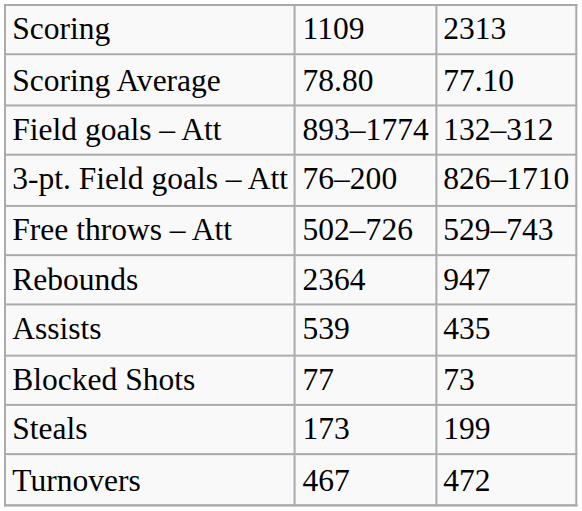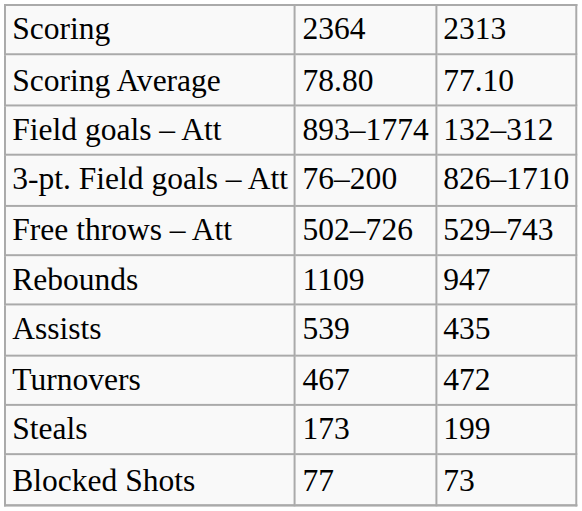(334, 29) 1109 -> (334, 29) 2364
(334, 279) 2364 -> (334, 279) 1109
rows swapped: (76, 479) <-> (104, 379)
